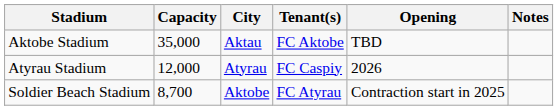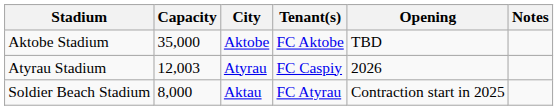(243, 42) Aktau -> (247, 42) Aktobe
(179, 67) 12,000 -> (179, 67) 12,003
(175, 92) 8,700 -> (175, 92) 8,000
(247, 92) Aktobe -> (243, 92) Aktau
